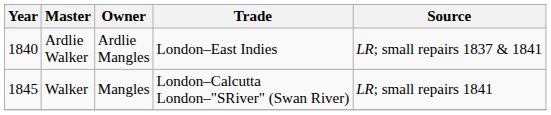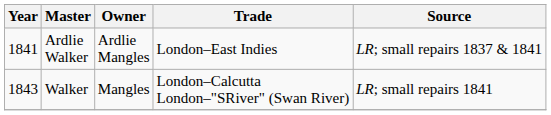(23, 48) 1840 -> (23, 48) 1841
(23, 89) 1845 -> (23, 89) 1843
